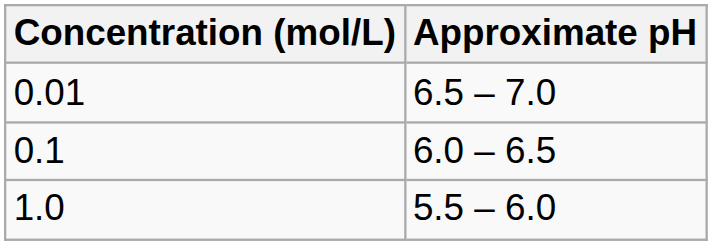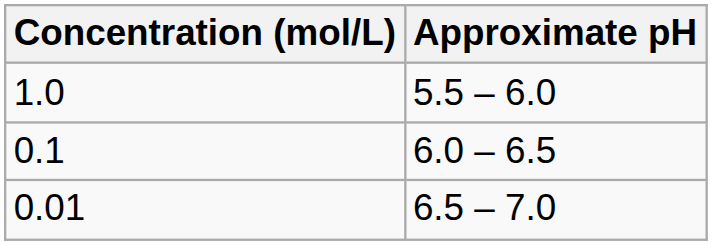rows swapped: (49, 92) <-> (39, 208)
